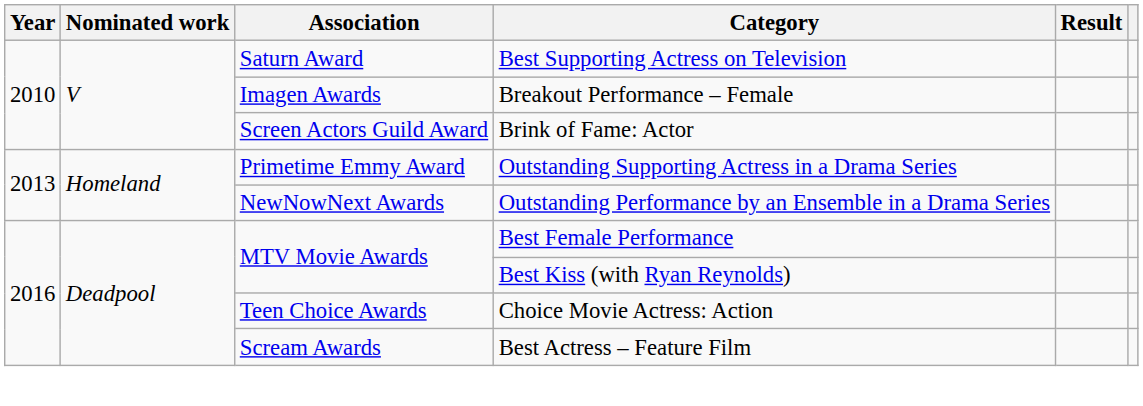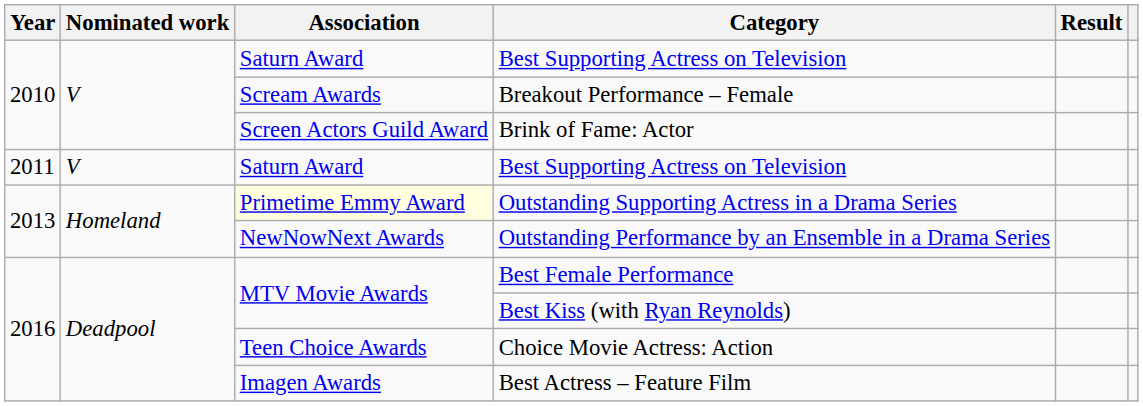(310, 94) Imagen Awards -> (310, 94) Scream Awards
+ row: (32, 166)
(352, 166) no background -> (352, 202) lightyellow background
(310, 346) Scream Awards -> (310, 382) Imagen Awards
